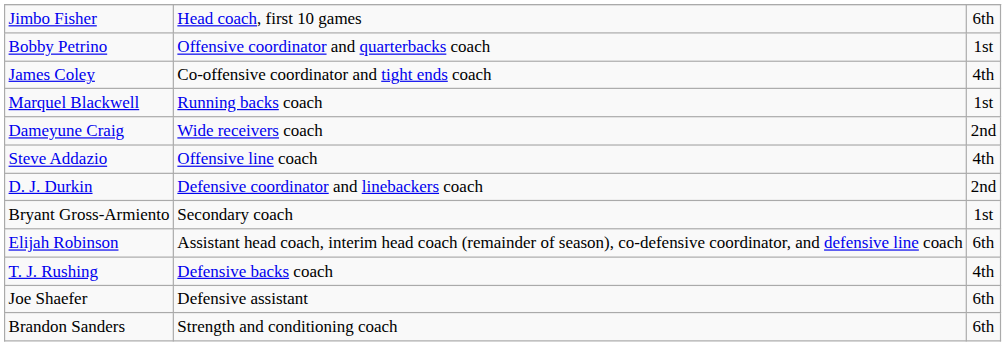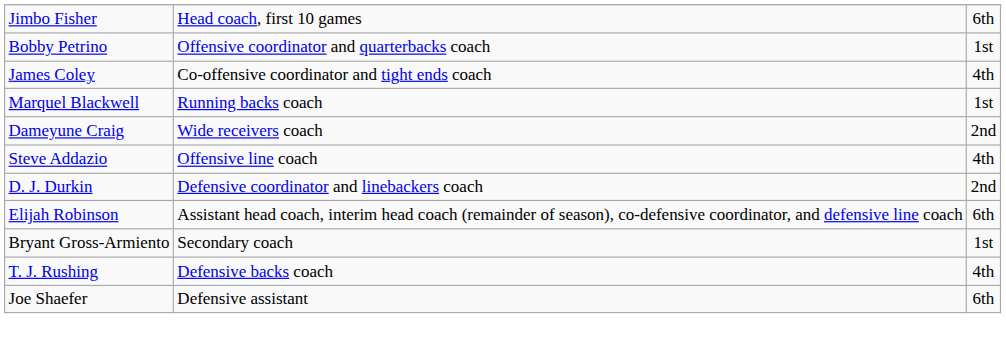rows swapped: (64, 243) <-> (89, 215)
- row: (67, 327)
